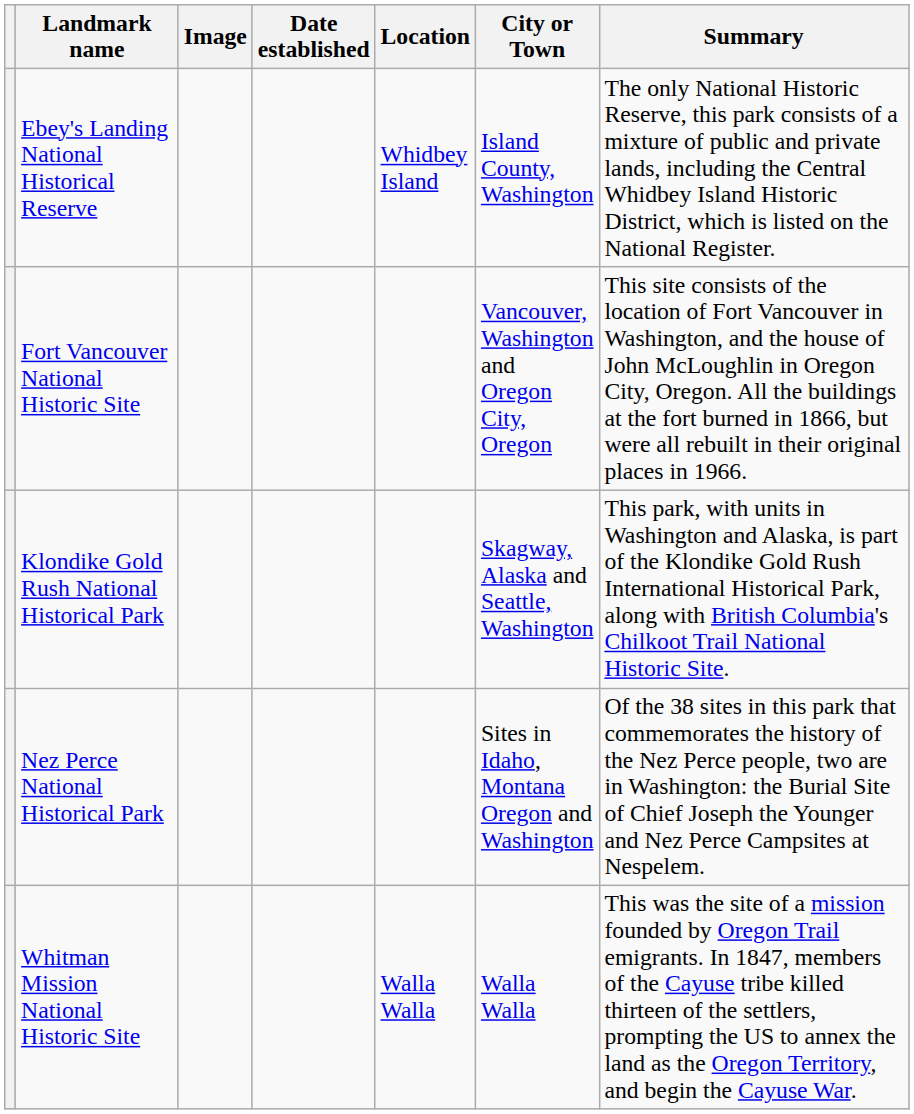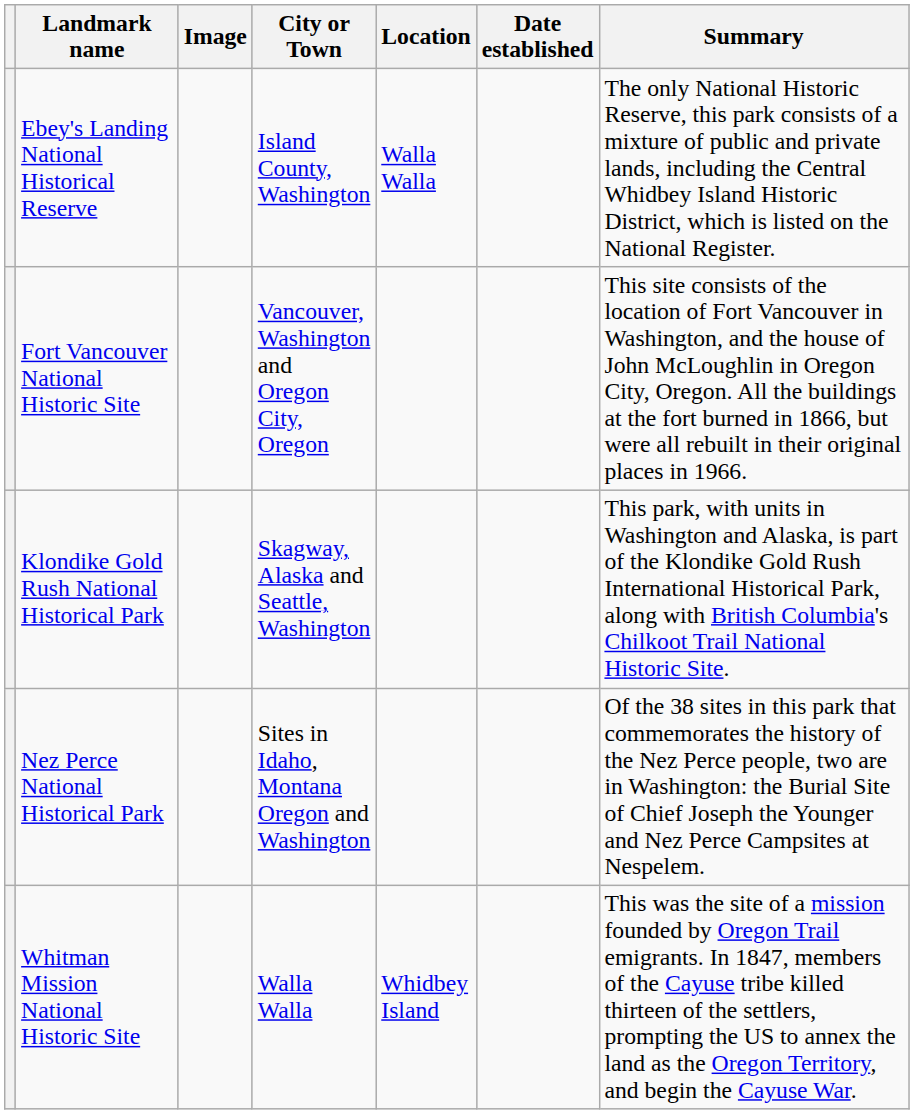columns swapped: (314, 36) <-> (537, 36)
(424, 167) Whidbey Island -> (409, 167) Walla Walla
(408, 996) Walla Walla -> (425, 996) Whidbey Island
